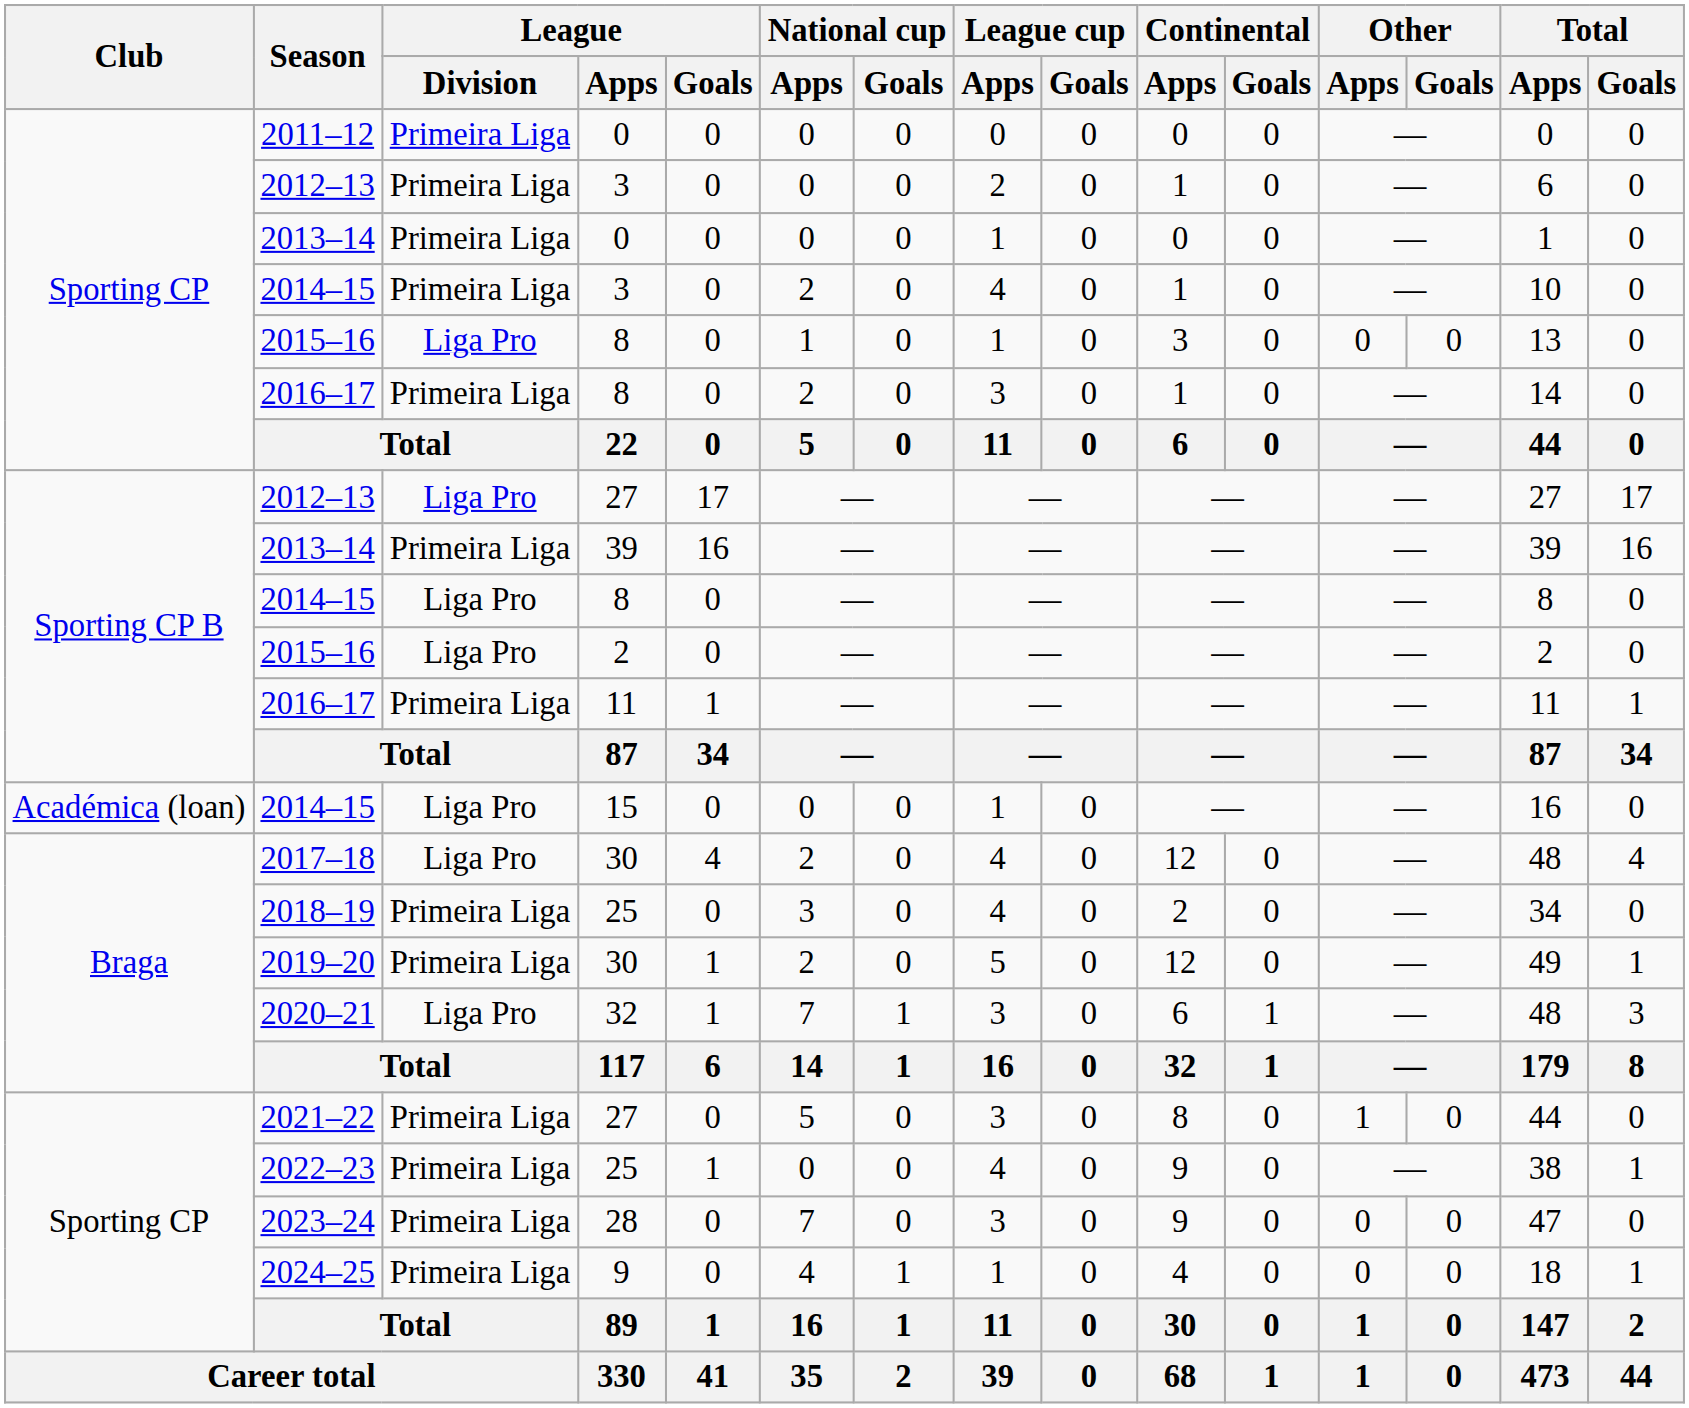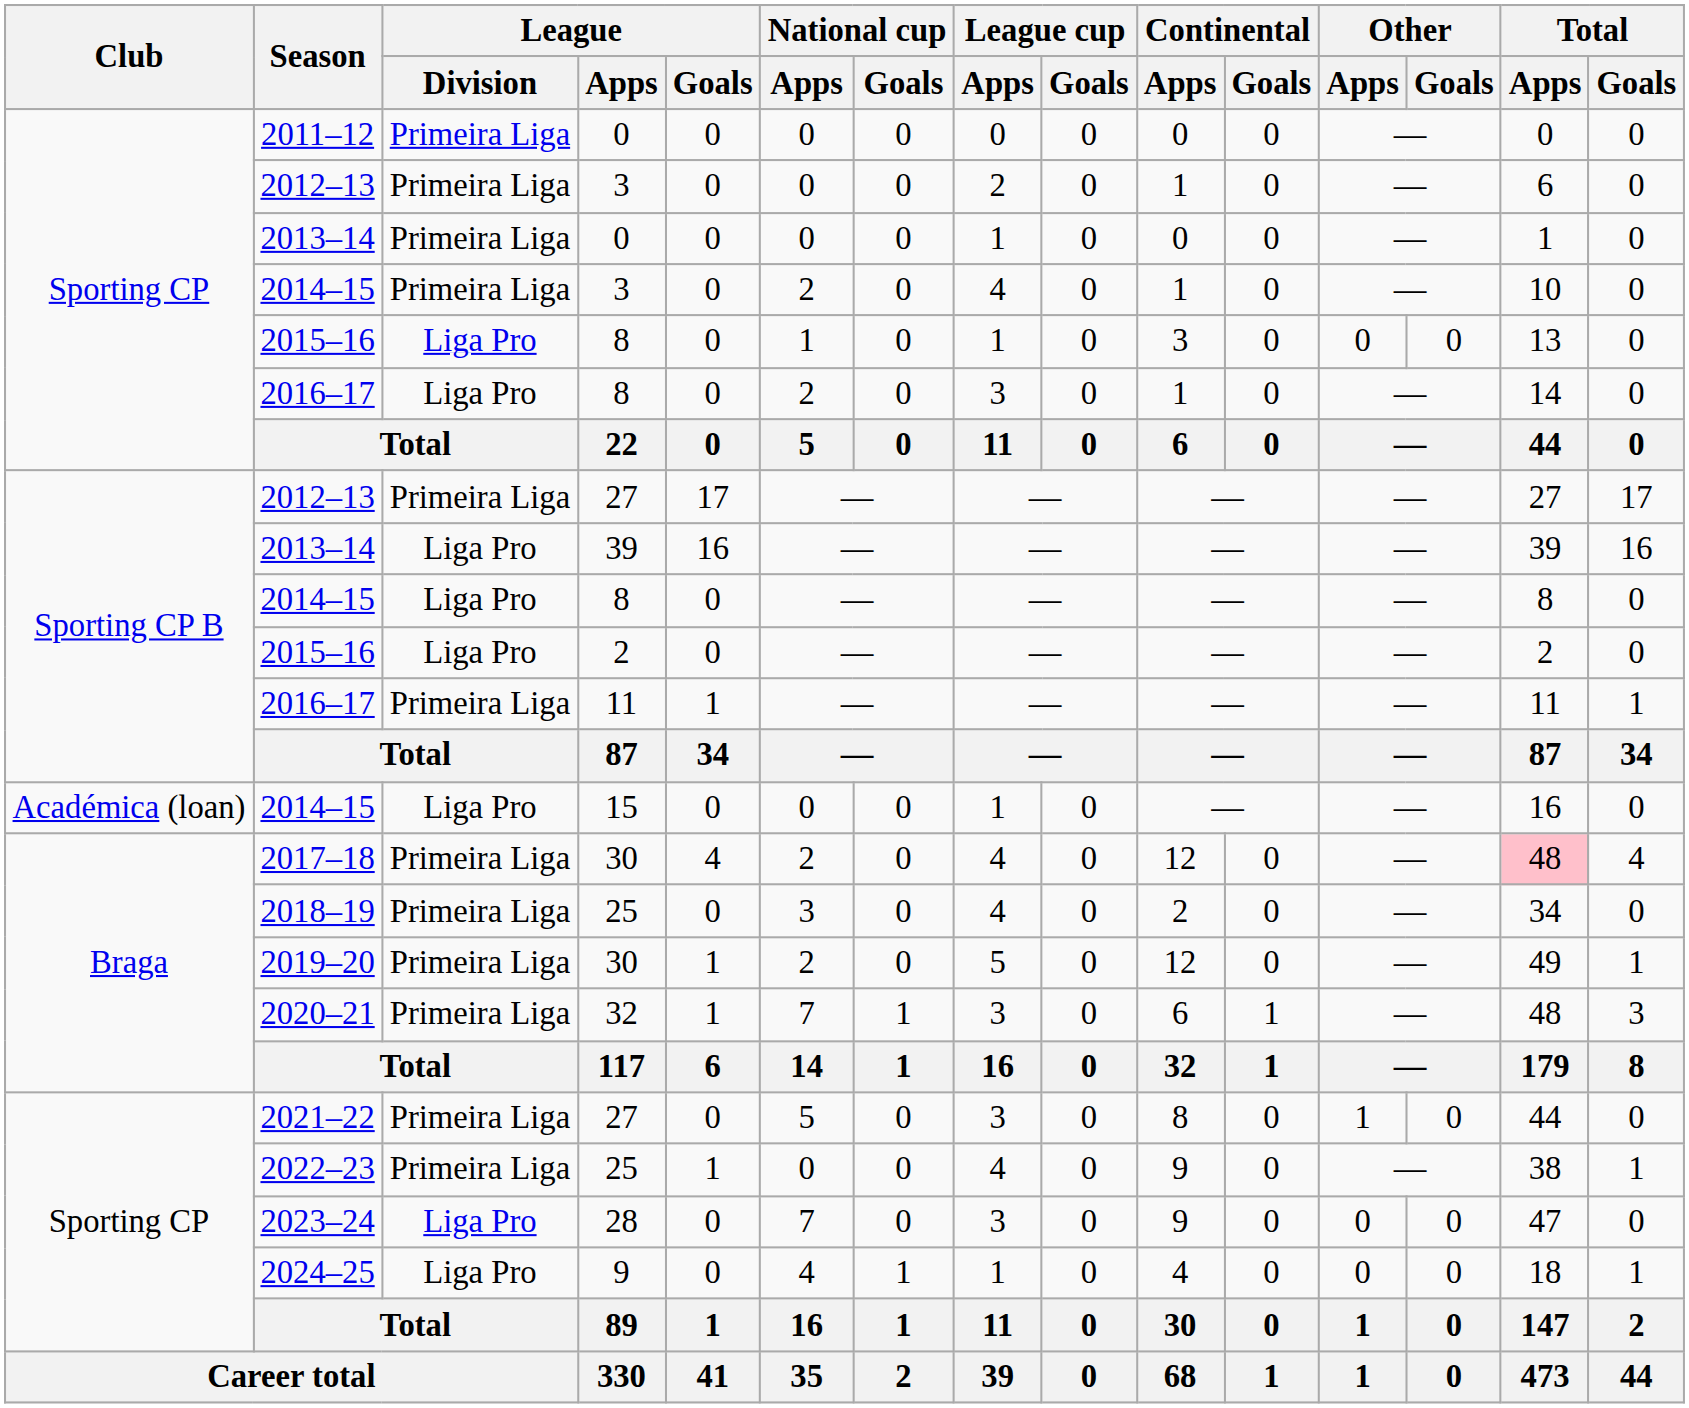(480, 392) Primeira Liga -> (480, 392) Liga Pro
(480, 496) Liga Pro -> (480, 496) Primeira Liga
(480, 548) Primeira Liga -> (480, 548) Liga Pro
(480, 858) Liga Pro -> (480, 858) Primeira Liga
(1545, 858) no background -> (1545, 858) pink background
(480, 1013) Liga Pro -> (480, 1013) Primeira Liga
(480, 1220) Primeira Liga -> (480, 1220) Liga Pro
(480, 1272) Primeira Liga -> (480, 1272) Liga Pro
